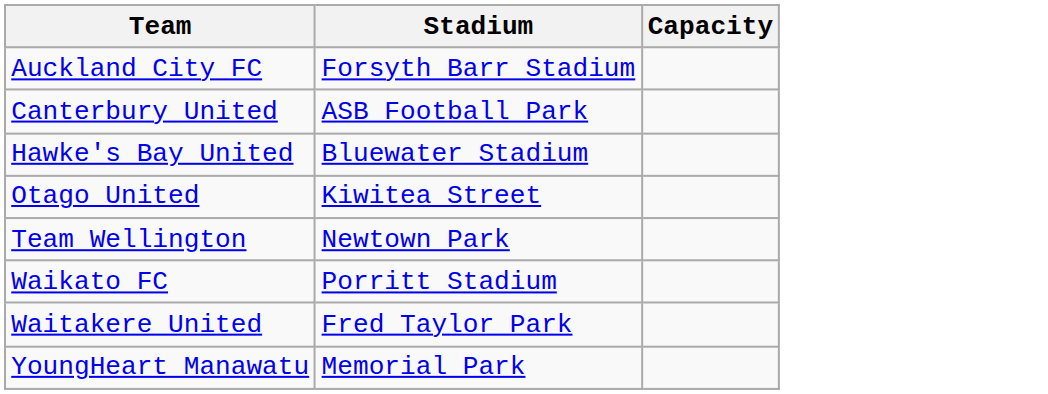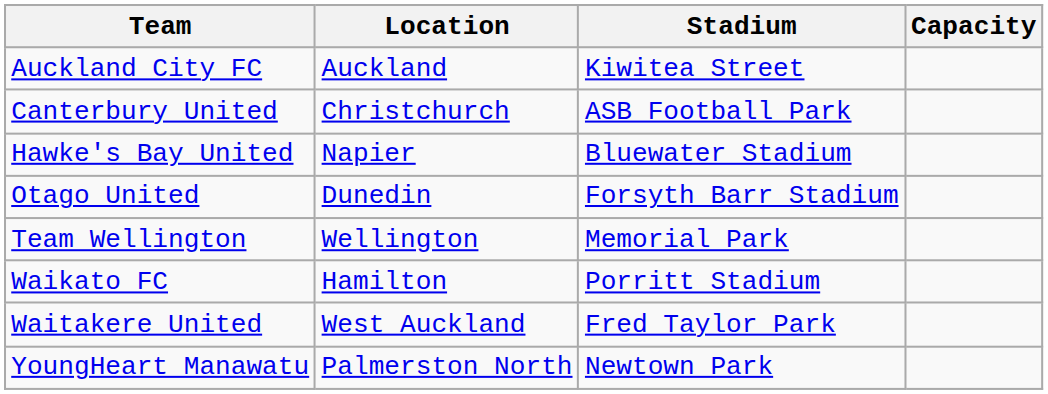+ column: (447, 26)
(478, 69) Forsyth Barr Stadium -> (695, 69) Kiwitea Street
(431, 197) Kiwitea Street -> (742, 197) Forsyth Barr Stadium
(416, 239) Newtown Park -> (687, 239) Memorial Park
(424, 367) Memorial Park -> (679, 367) Newtown Park
